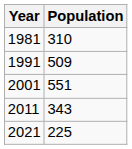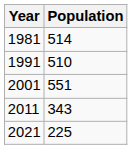(60, 39) 310 -> (60, 39) 514
(60, 62) 509 -> (60, 62) 510
